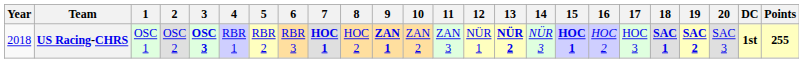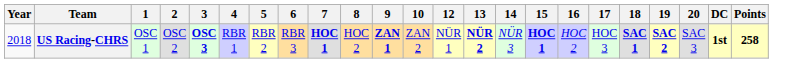- column: (448, 13)
(780, 40) 255 -> (750, 40) 258
